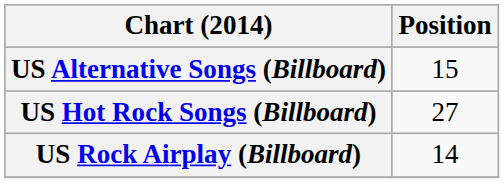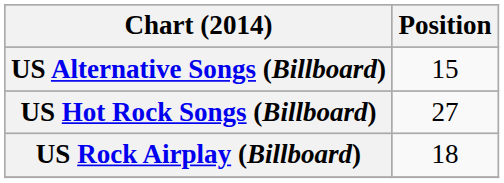(445, 154) 14 -> (445, 154) 18
